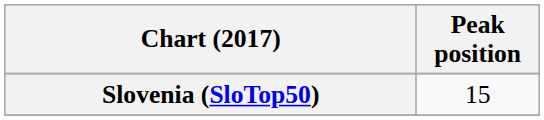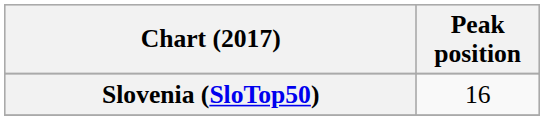(478, 94) 15 -> (478, 94) 16
